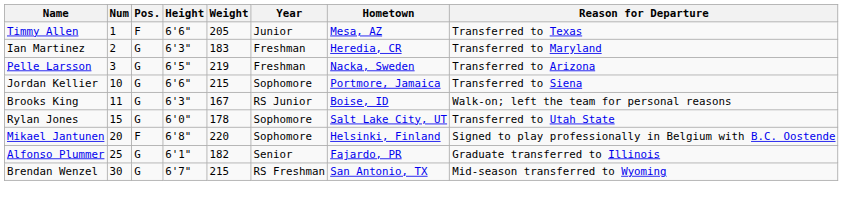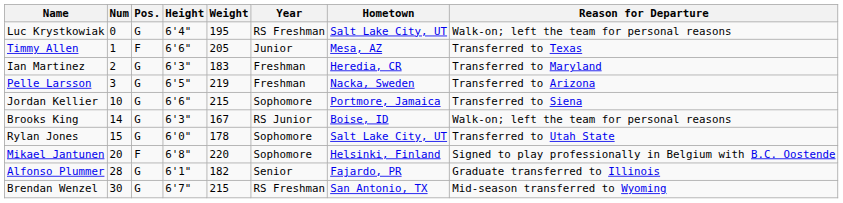+ row: (56, 31)
(116, 101) 11 -> (116, 119) 14
(116, 154) 25 -> (116, 171) 28
